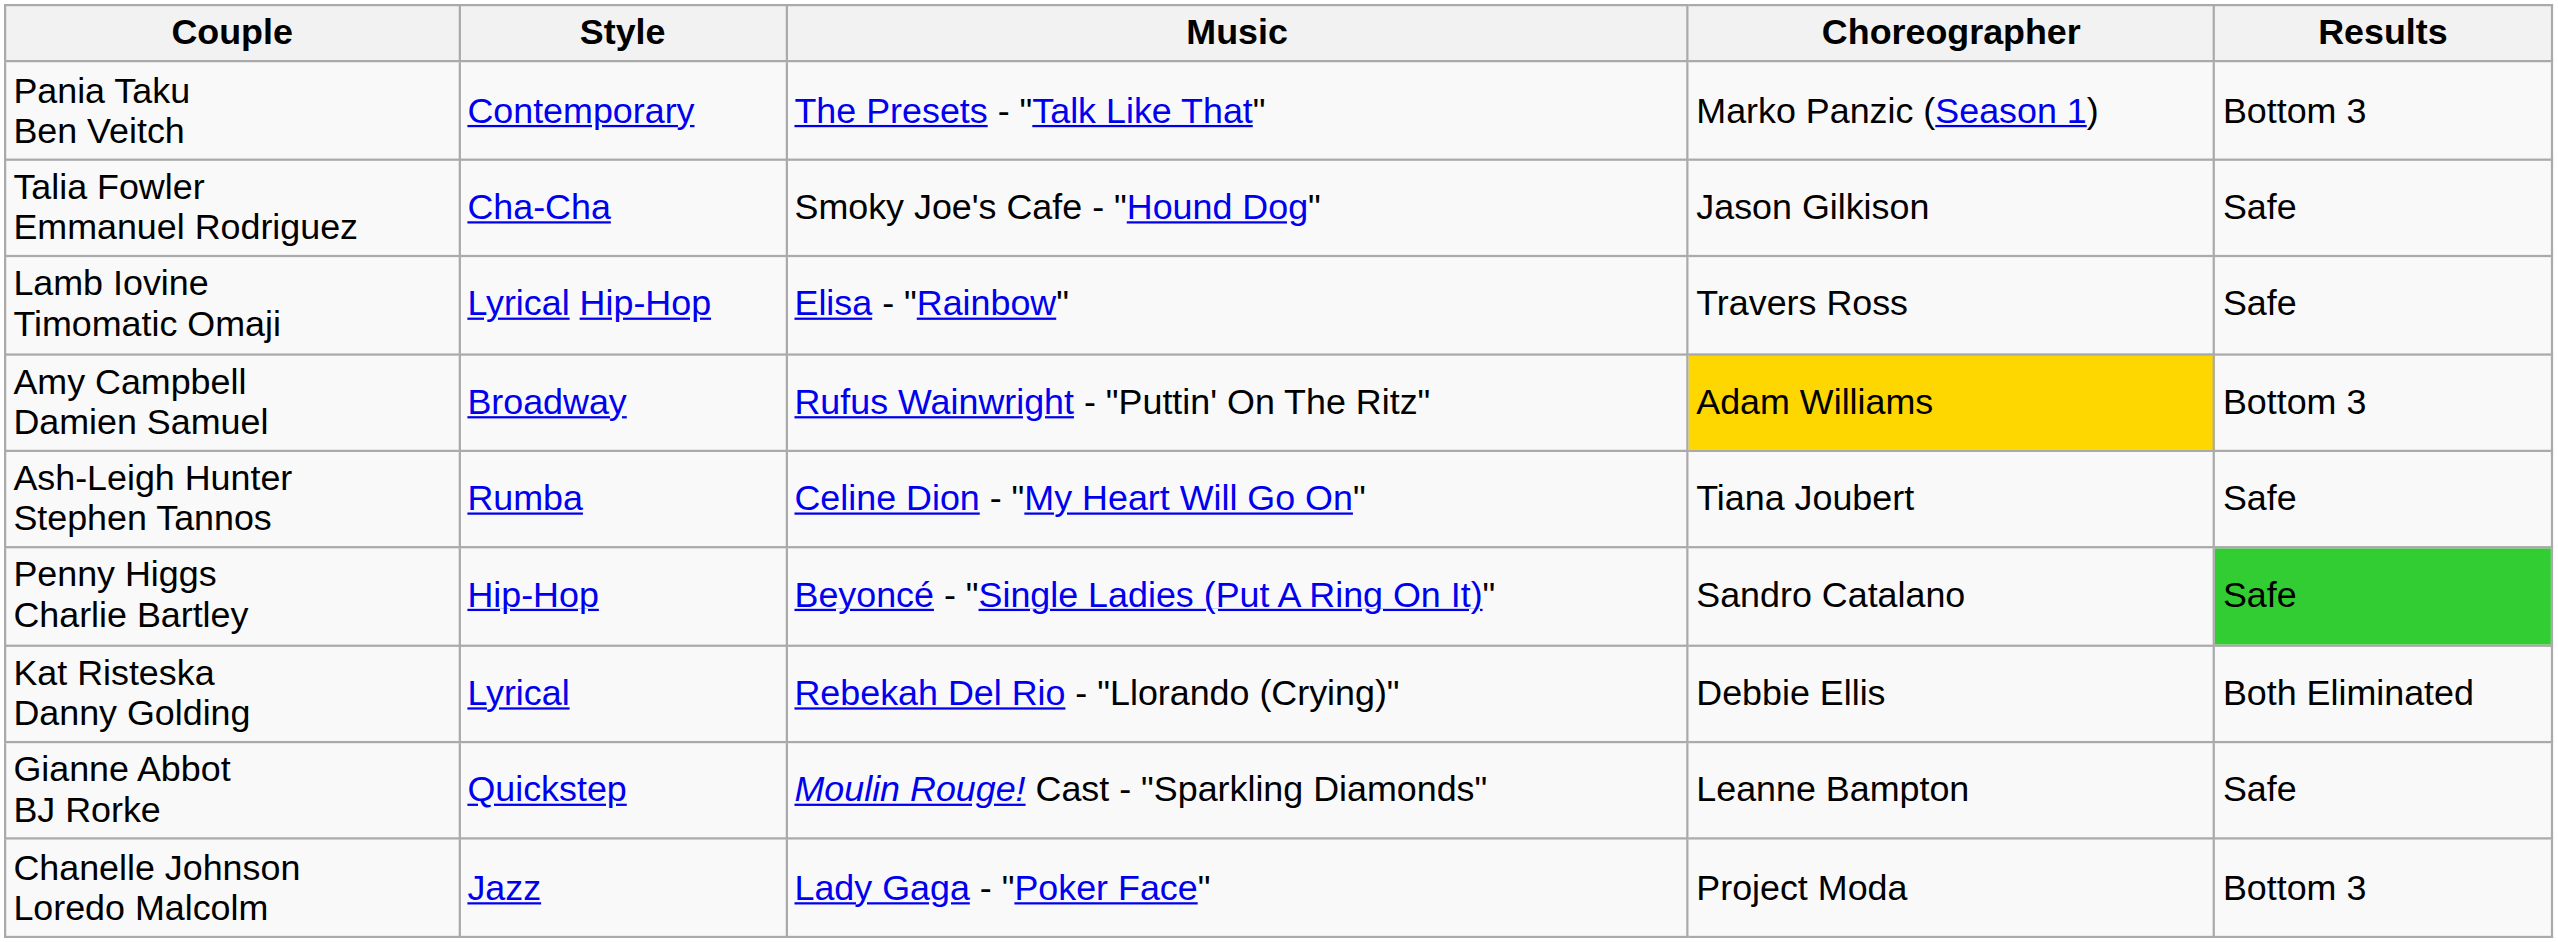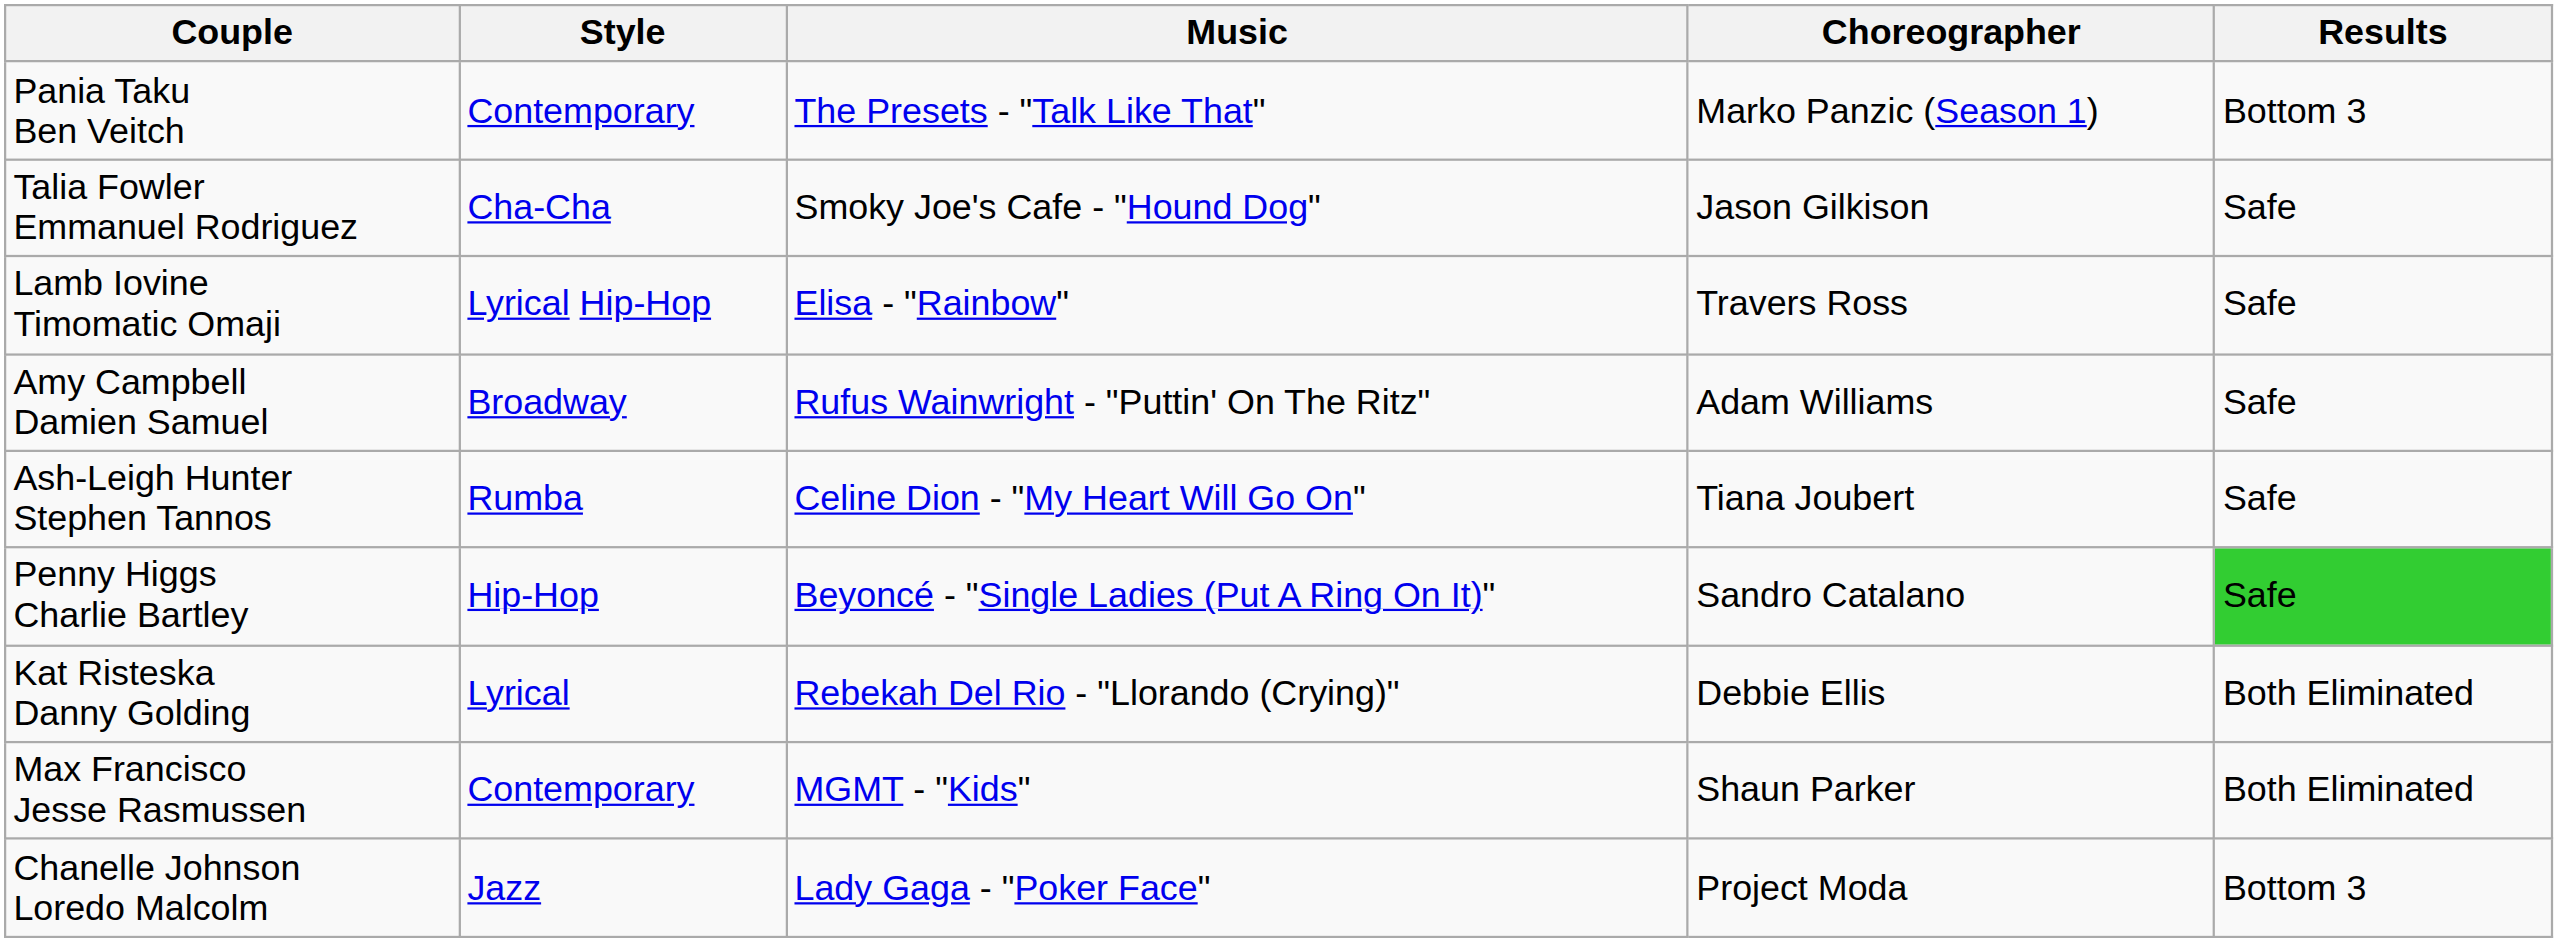(1815, 401) gold background -> (1815, 401) no background
(2295, 401) Bottom 3 -> (2260, 401) Safe
+ row: (160, 790)
- row: (122, 790)
